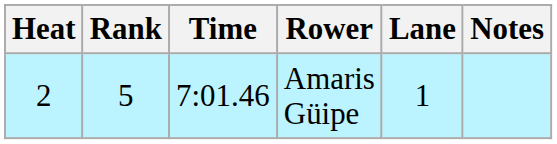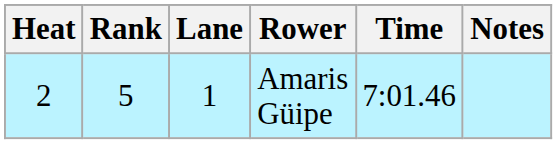columns swapped: (422, 28) <-> (223, 28)
